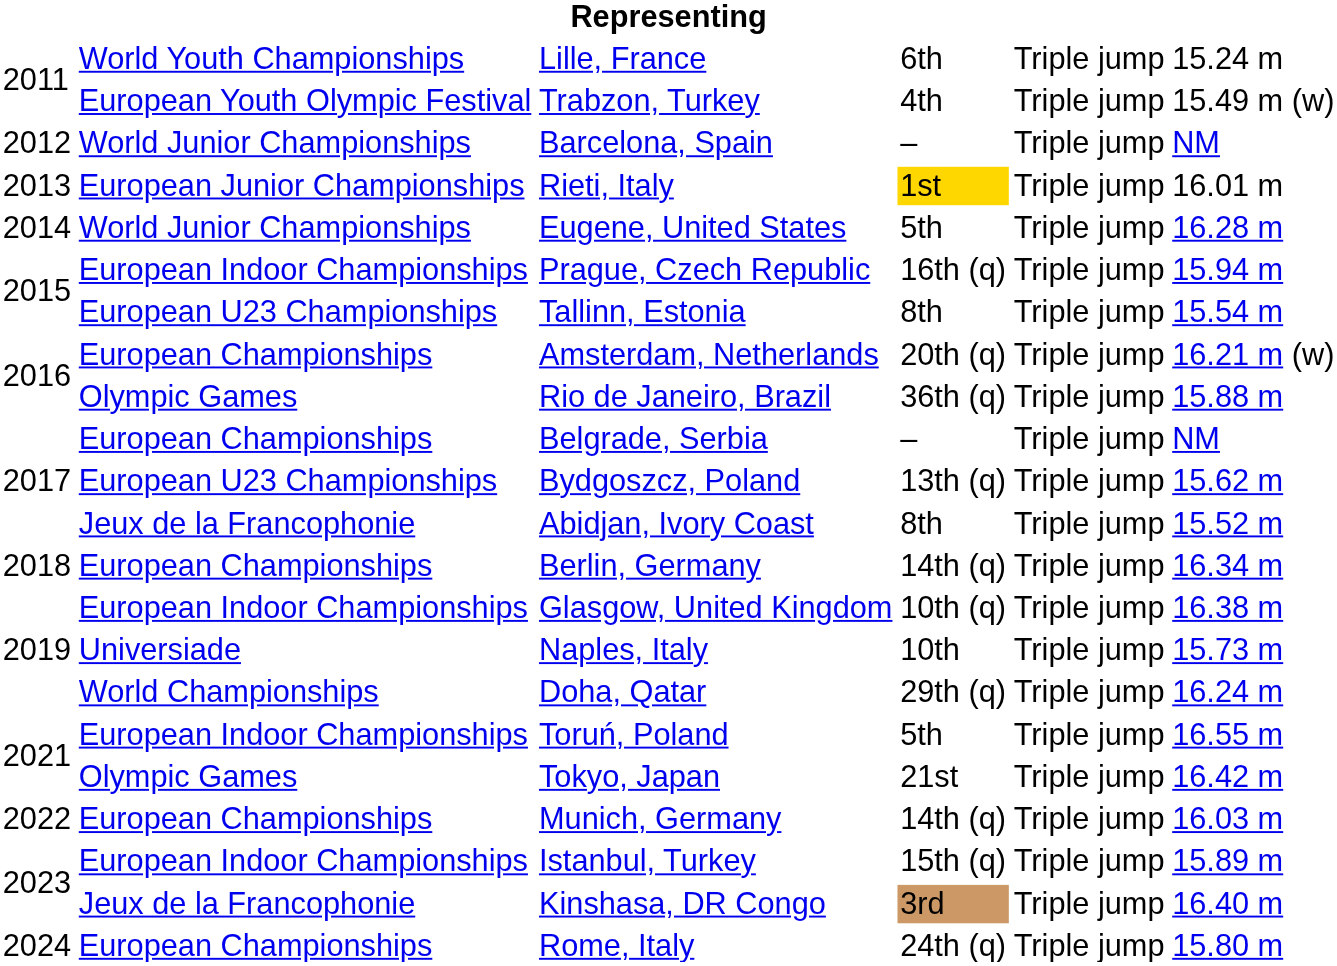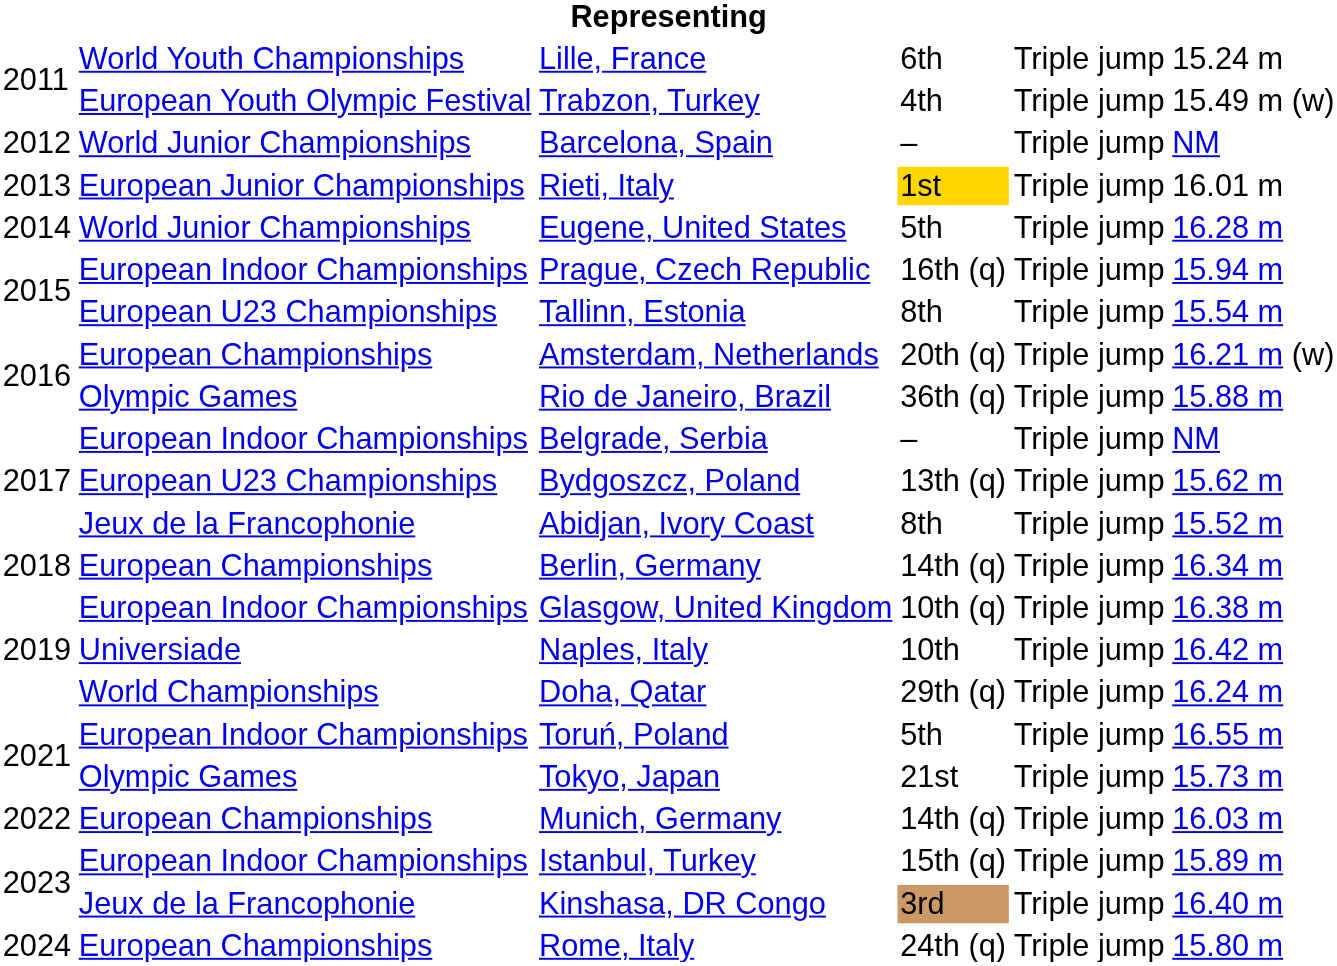(256, 438) European Championships -> (303, 438) European Indoor Championships
(1228, 650) 15.73 m -> (1228, 650) 16.42 m
(1228, 776) 16.42 m -> (1228, 776) 15.73 m
